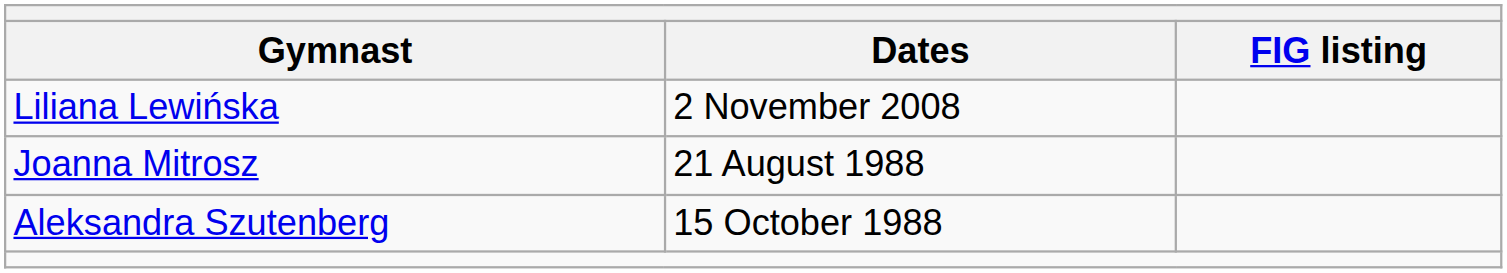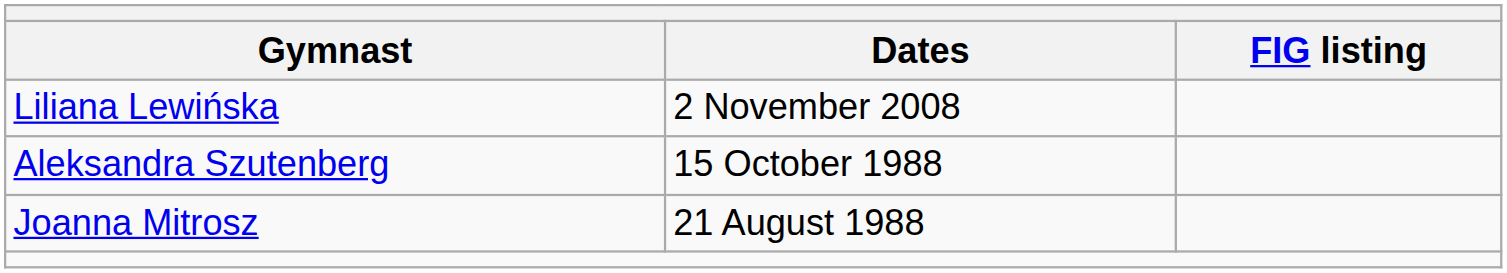rows swapped: (136, 164) <-> (201, 221)
